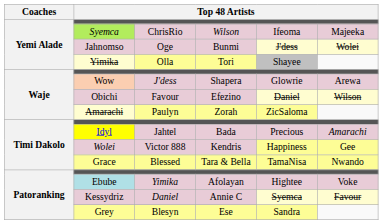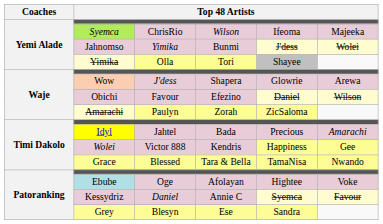(165, 46) Oge -> (165, 46) Yimika
(165, 182) Yimika -> (165, 182) Oge
